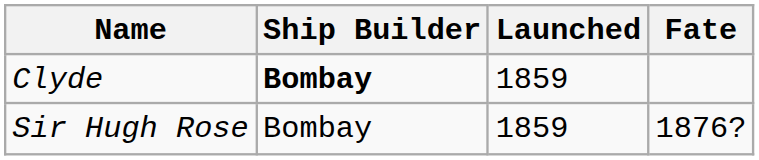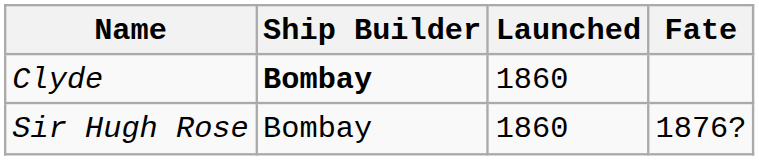(532, 79) 1859 -> (532, 79) 1860
(532, 129) 1859 -> (532, 129) 1860
